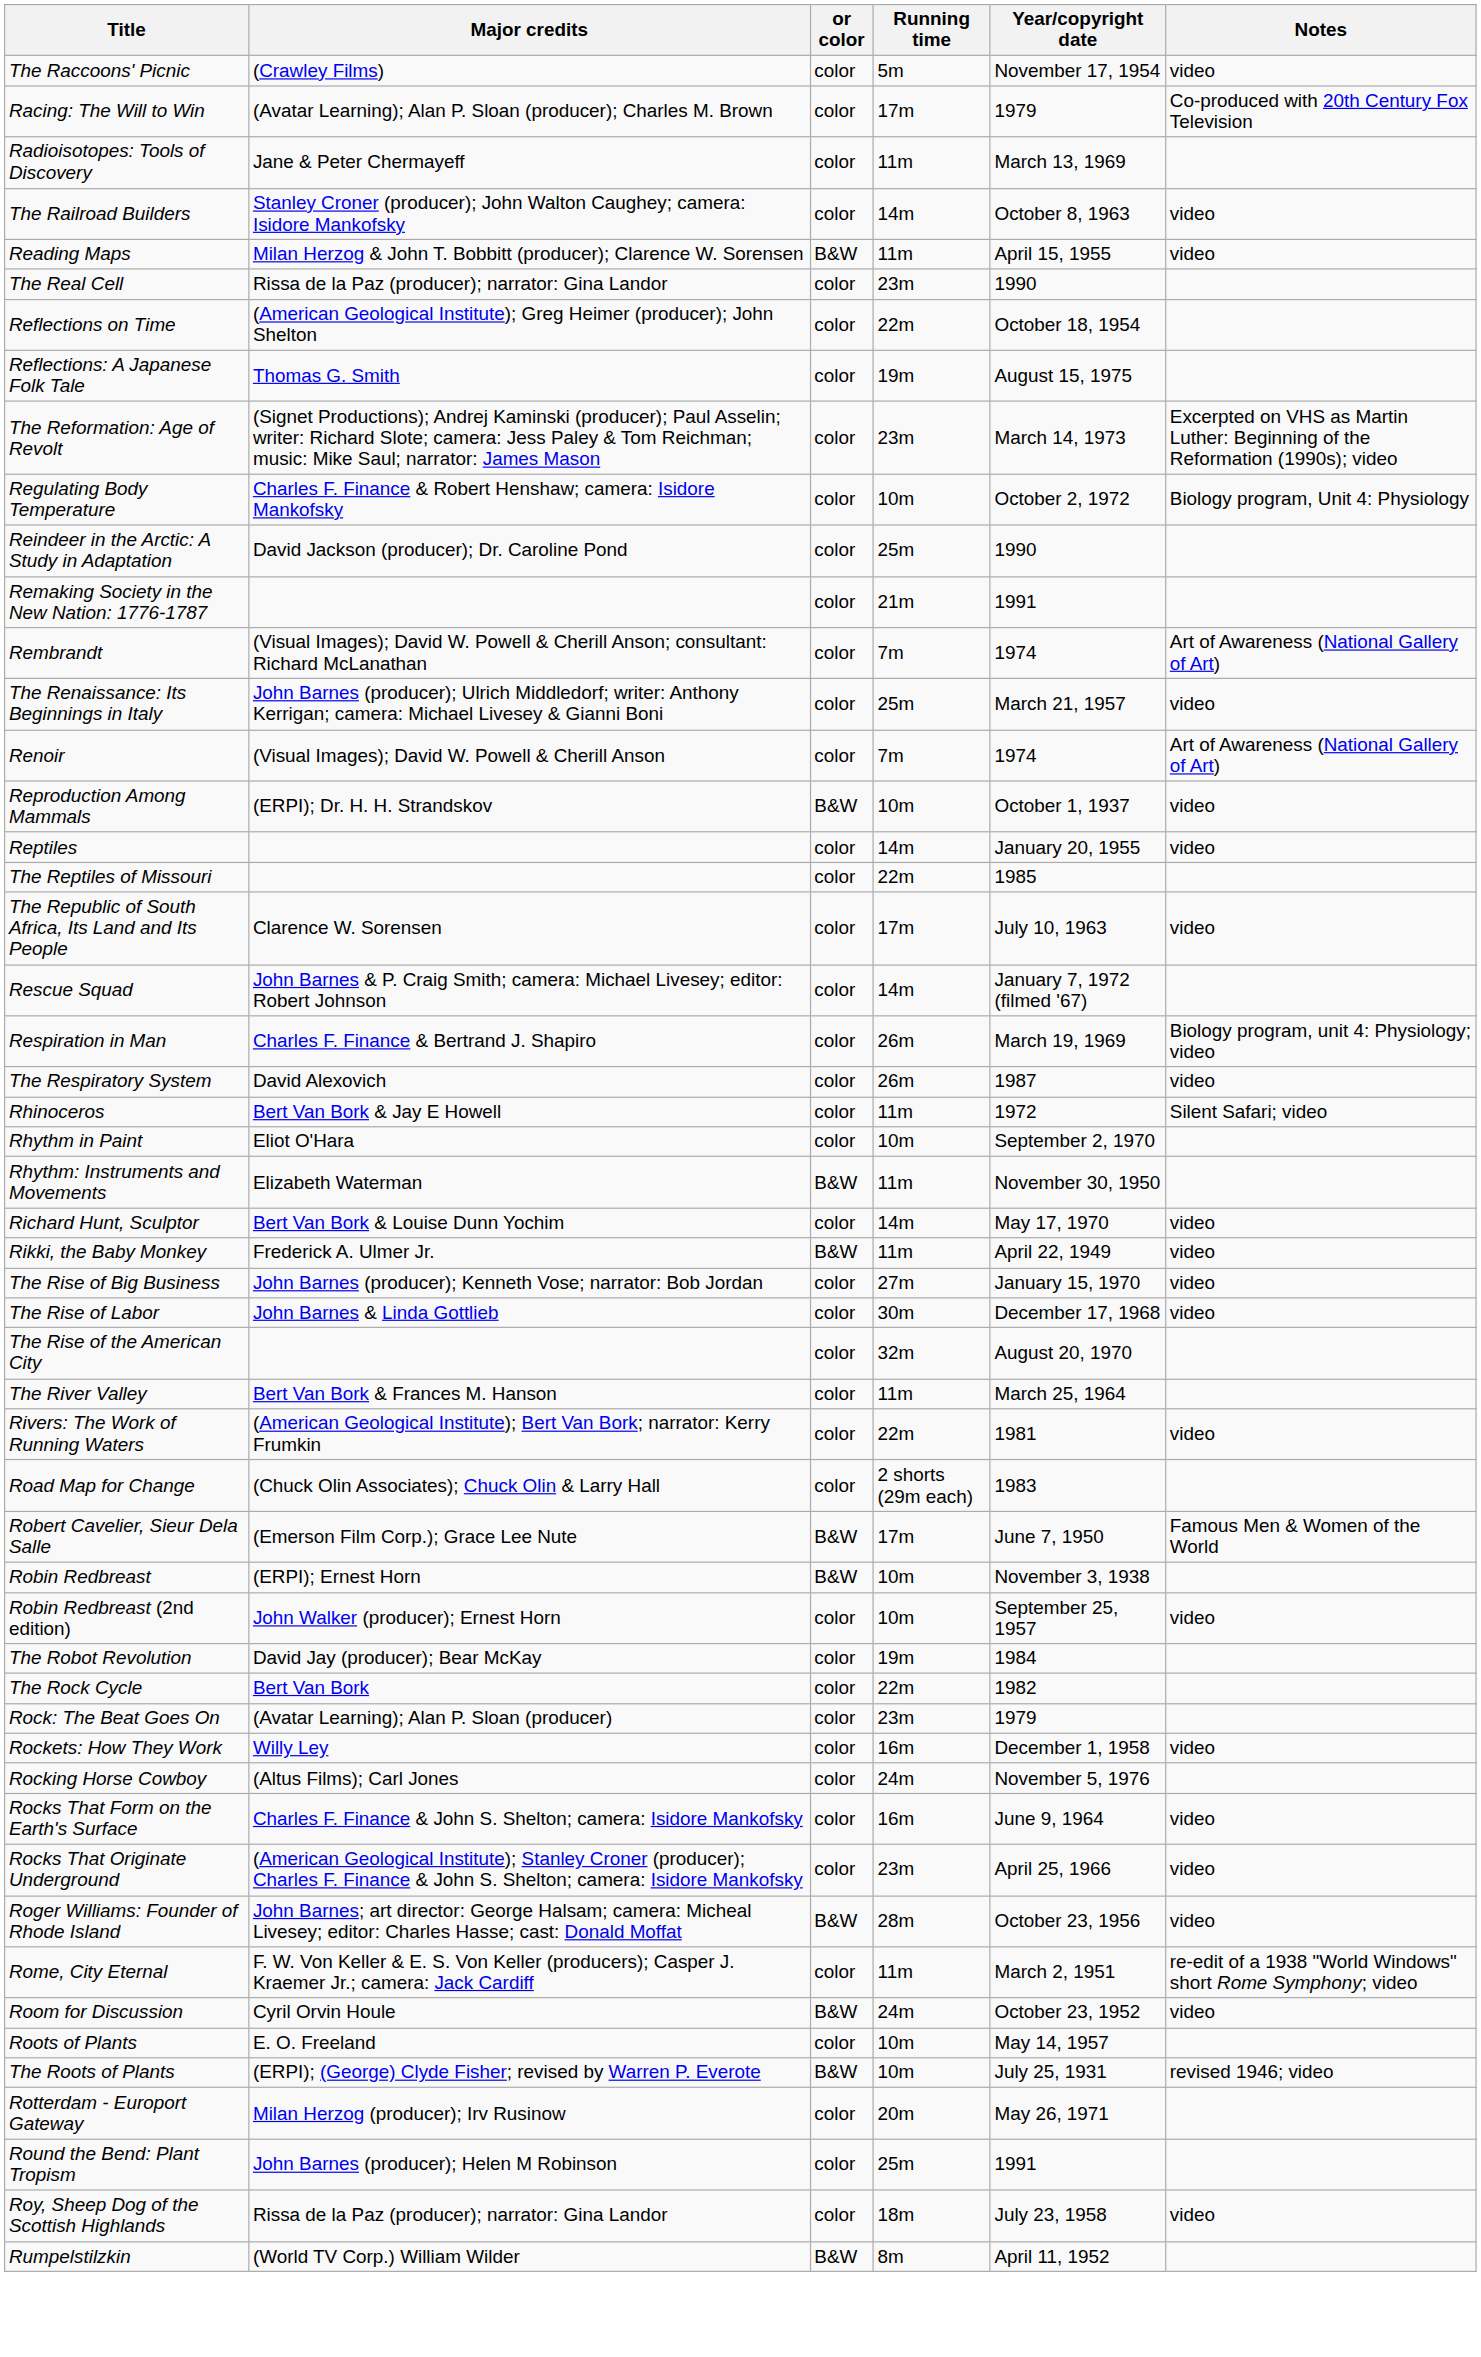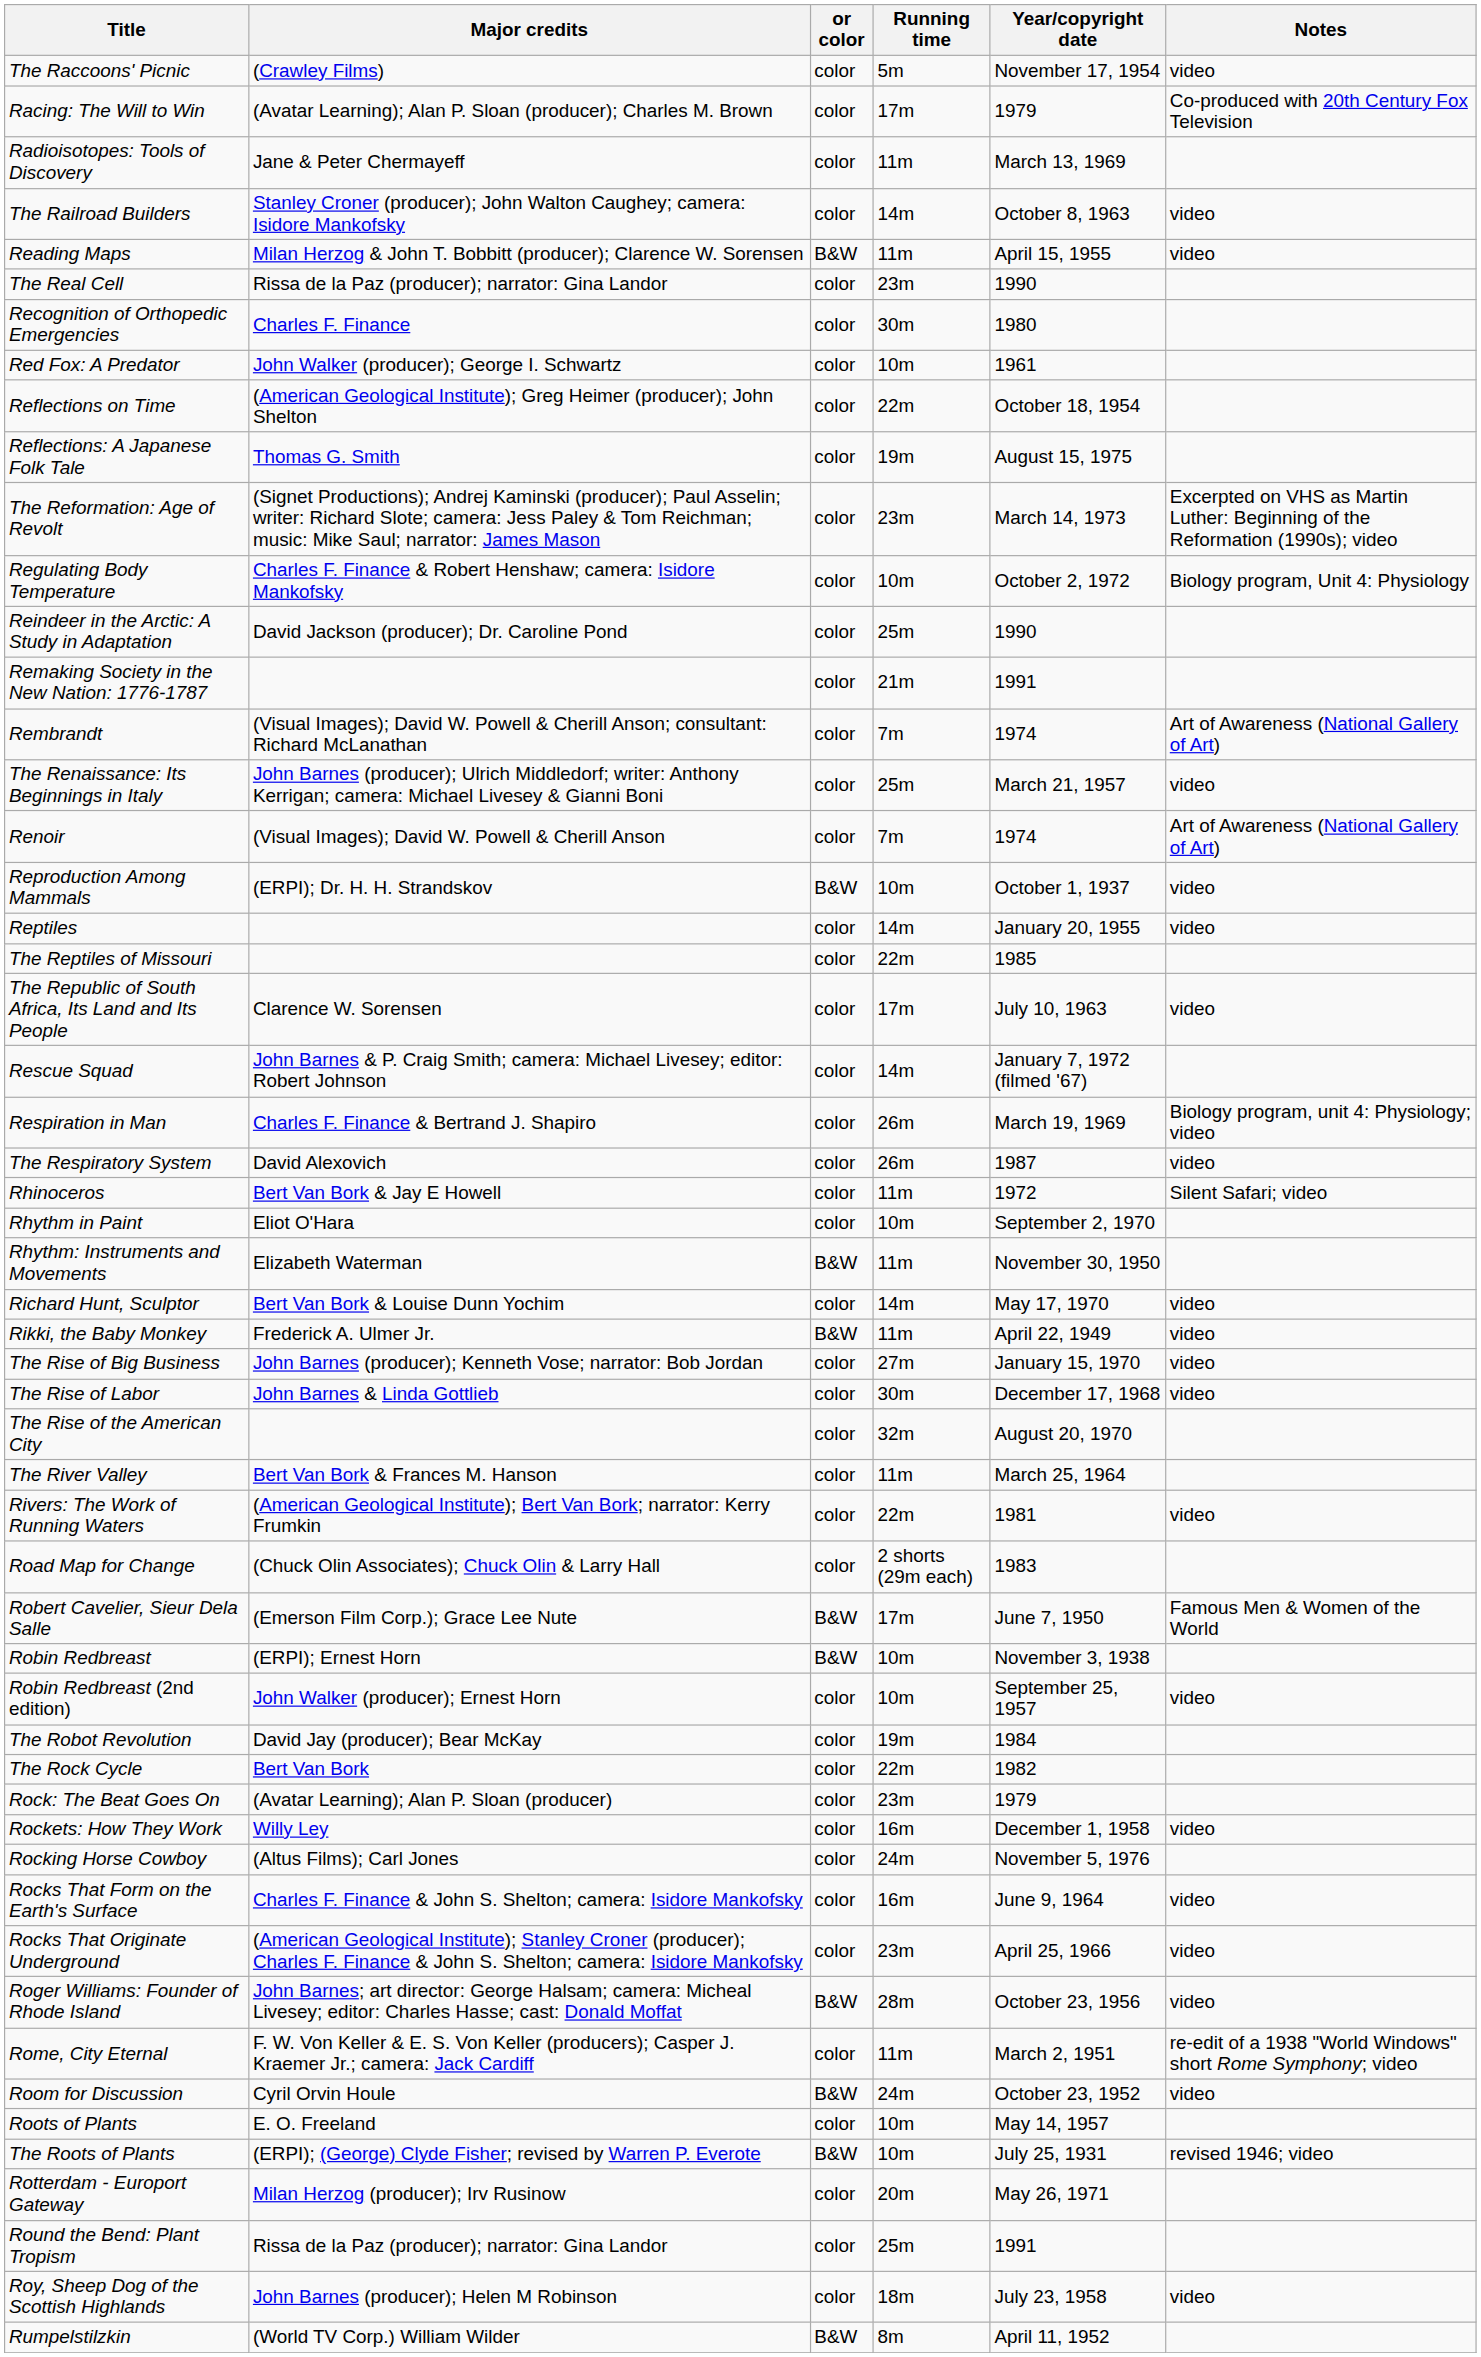+ row: (118, 324)
+ row: (94, 365)
(435, 2164) John Barnes (producer); Helen M Robinson -> (460, 2245) Rissa de la Paz (producer); narrator: Gina Landor
(460, 2215) Rissa de la Paz (producer); narrator: Gina Landor -> (435, 2296) John Barnes (producer); Helen M Robinson
